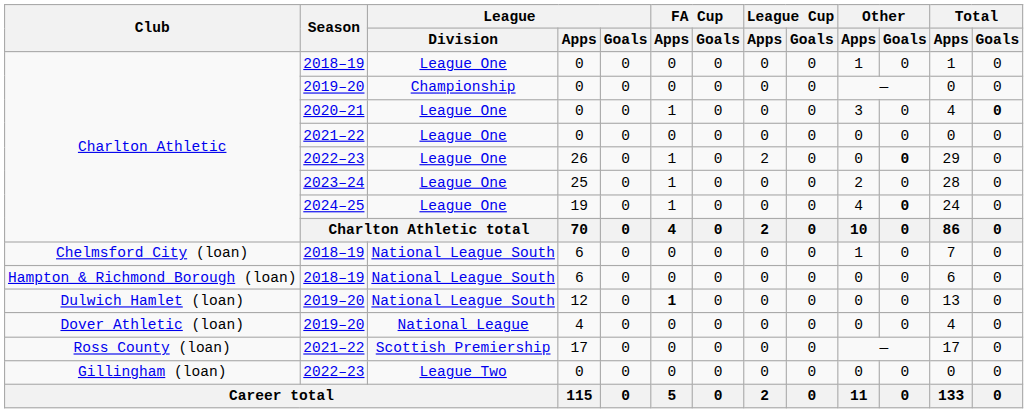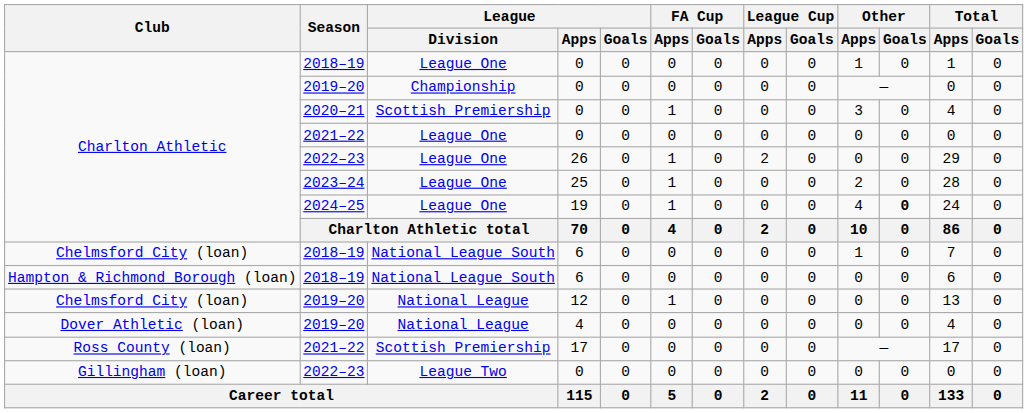(463, 111) League One -> (463, 111) Scottish Premiership
(997, 111) bold -> (997, 111) normal
(905, 159) bold -> (905, 159) normal
(152, 301) Dulwich Hamlet (loan) -> (152, 301) Chelmsford City (loan)
(463, 301) National League South -> (463, 301) National League
(672, 301) bold -> (672, 301) normal
